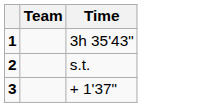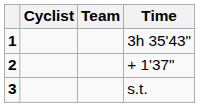+ column: (49, 16)
(80, 65) s.t. -> (151, 65) + 1'37"
(93, 89) + 1'37" -> (137, 89) s.t.
